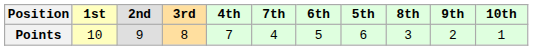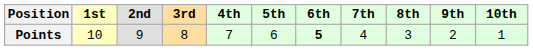columns swapped: (363, 15) <-> (274, 15)
(319, 35) normal -> (319, 35) bold
